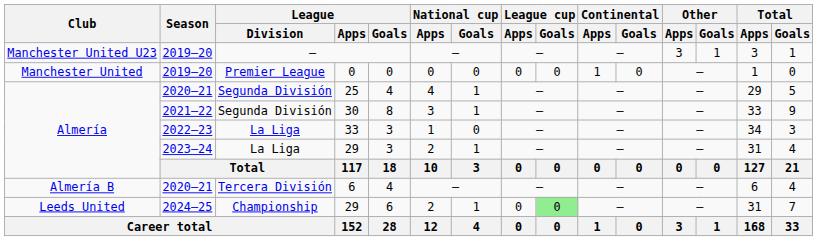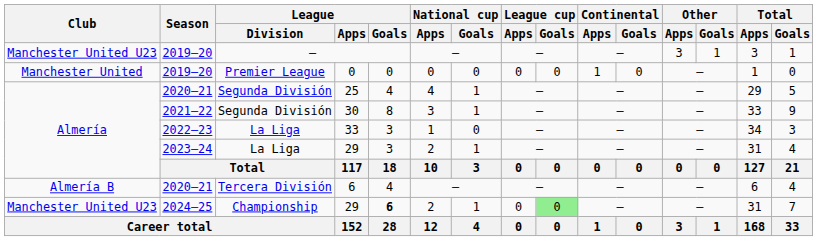(82, 207) Leeds United -> (82, 207) Manchester United U23
(390, 207) normal -> (390, 207) bold
